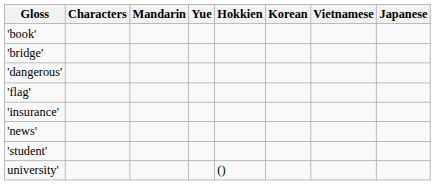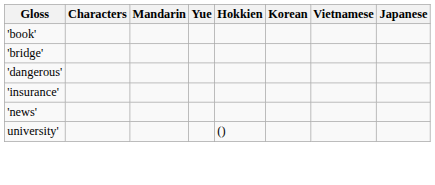- row: (19, 92)
- row: (27, 151)
